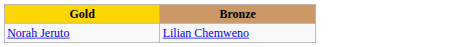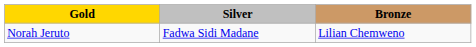+ column: (238, 14)
